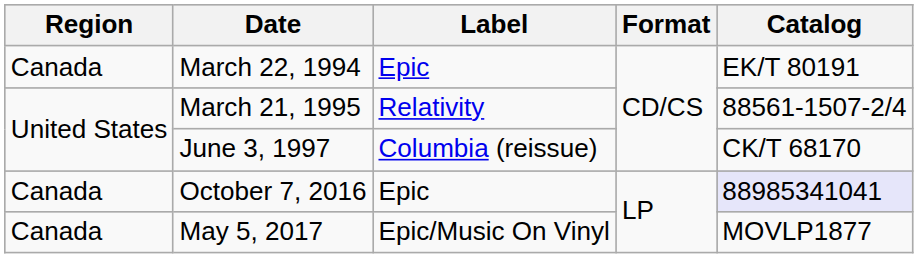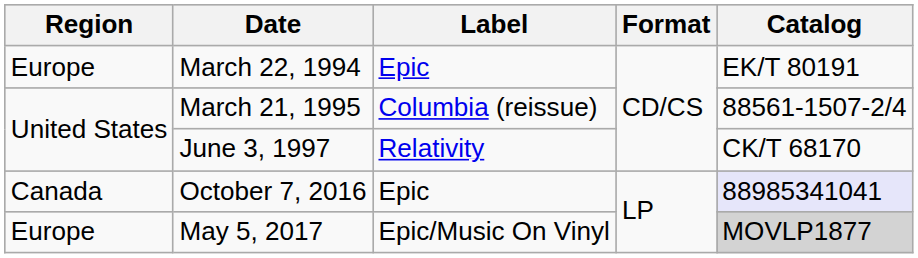(57, 66) Canada -> (53, 66) Europe
(431, 107) Relativity -> (488, 107) Columbia (reissue)
(488, 149) Columbia (reissue) -> (431, 149) Relativity
(57, 231) Canada -> (53, 231) Europe
(797, 231) no background -> (797, 231) lightgrey background
